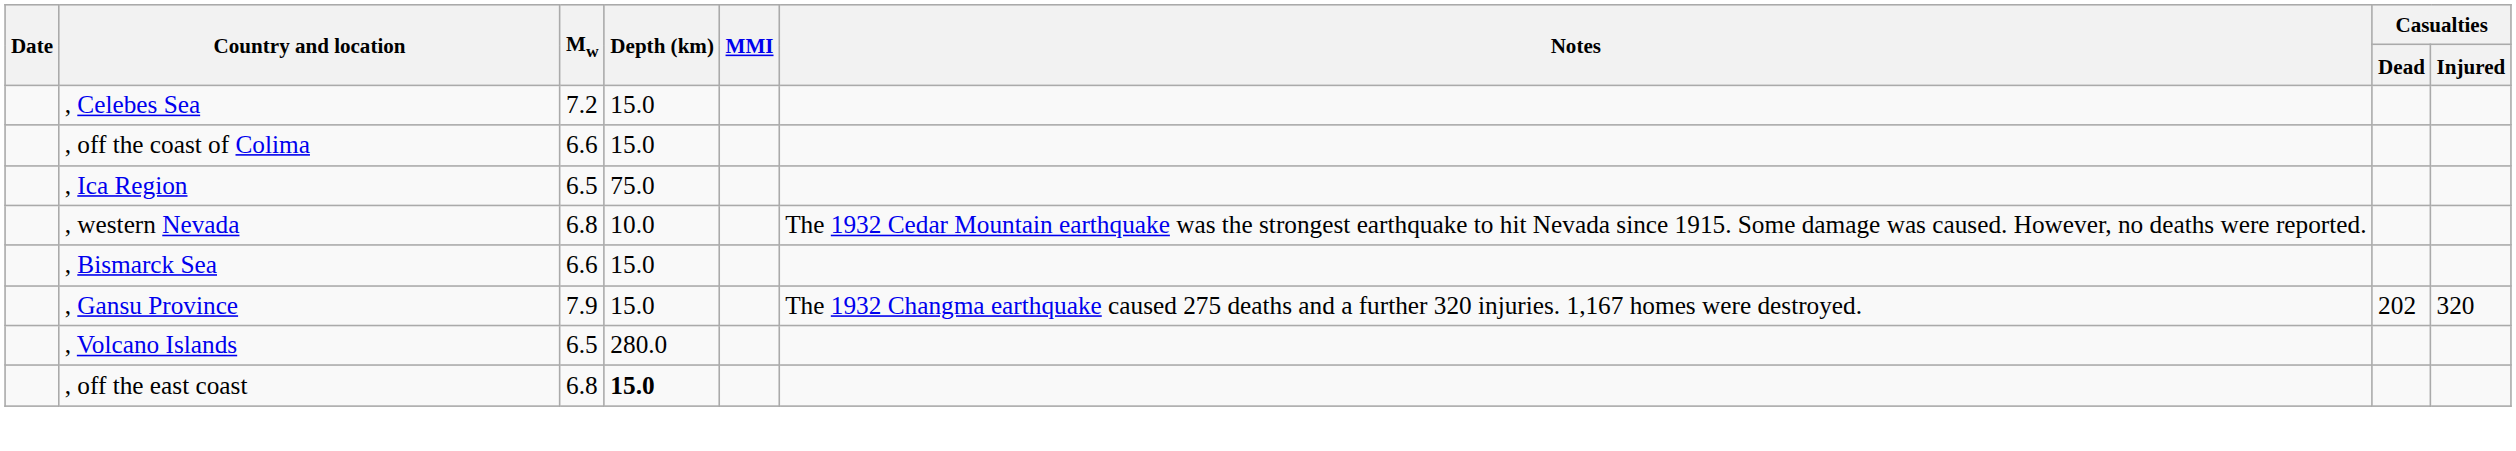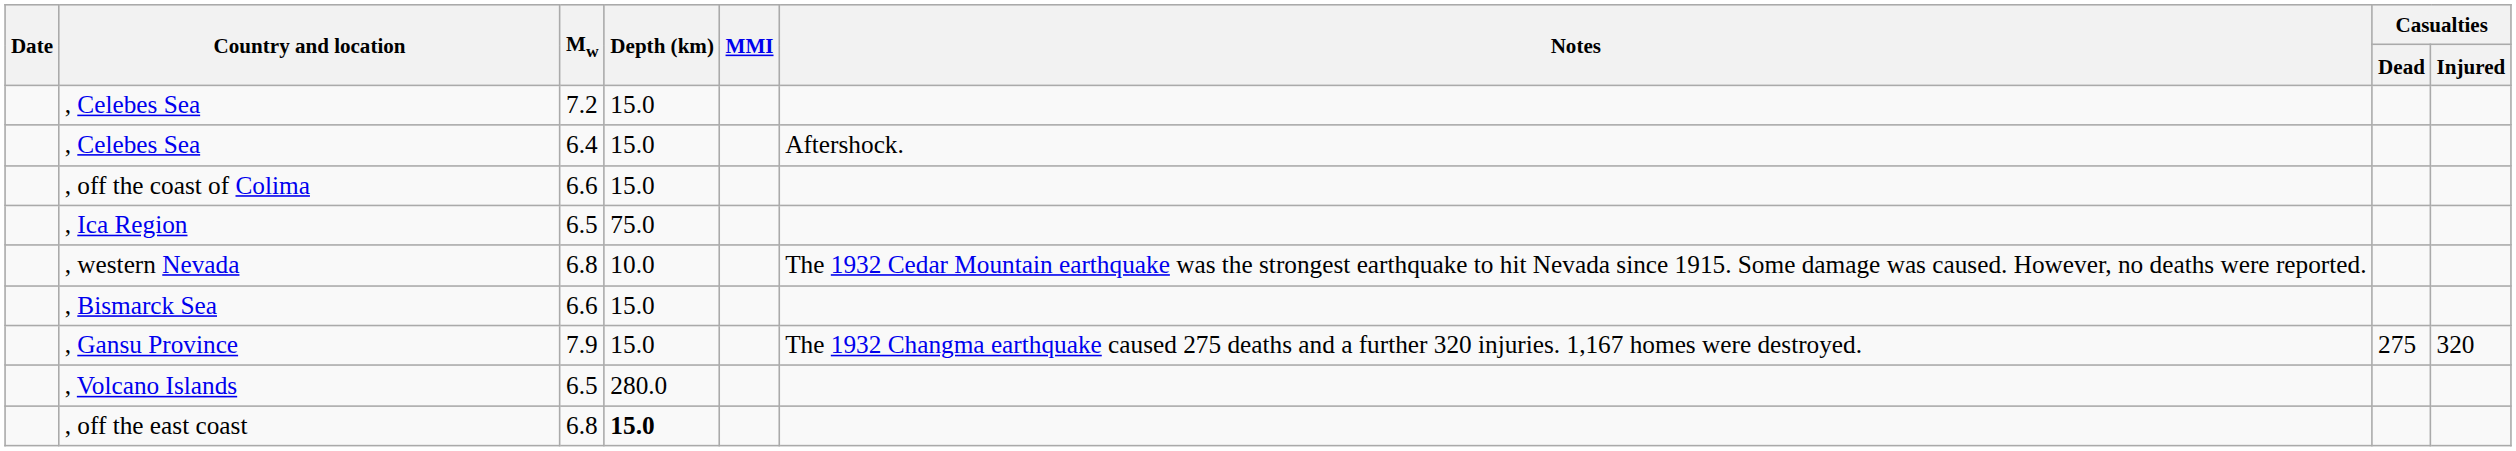+ row: (132, 144)
(2397, 305) 202 -> (2397, 345) 275
